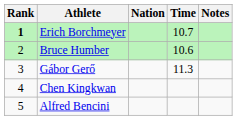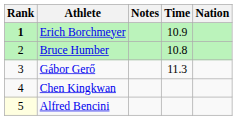columns swapped: (148, 13) <-> (215, 13)
(183, 32) 10.7 -> (177, 32) 10.9
(183, 50) 10.6 -> (177, 50) 10.8
(21, 106) no background -> (21, 106) lightyellow background
